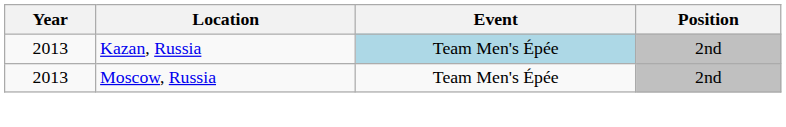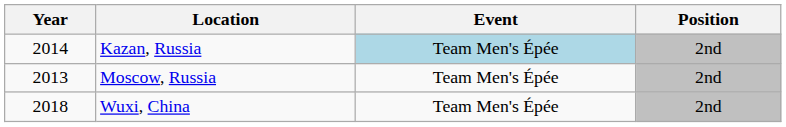(50, 48) 2013 -> (50, 48) 2014
+ row: (145, 107)
